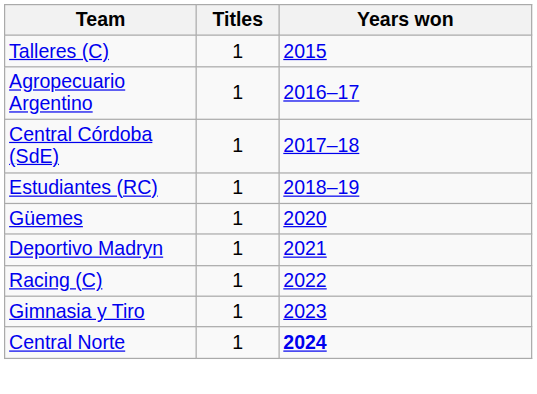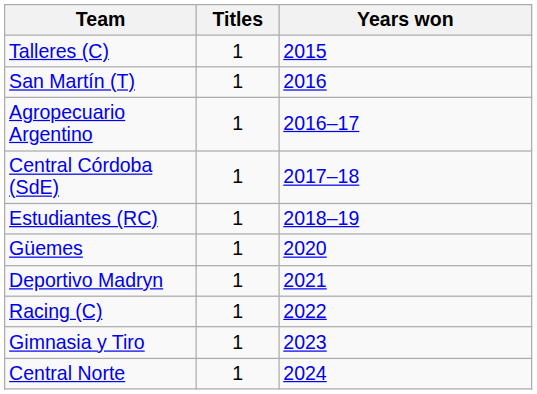+ row: (72, 81)
(305, 342) bold -> (305, 373) normal
